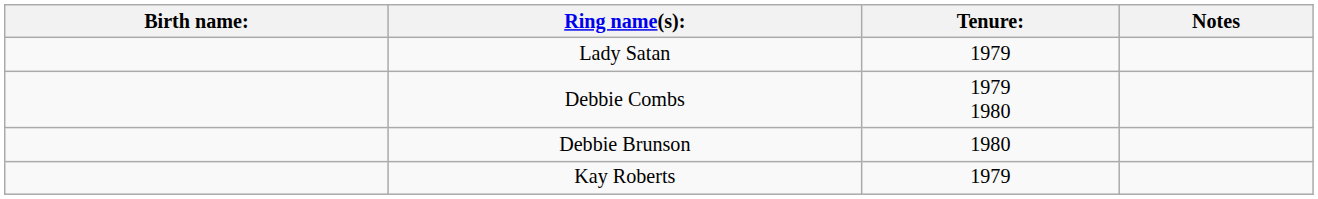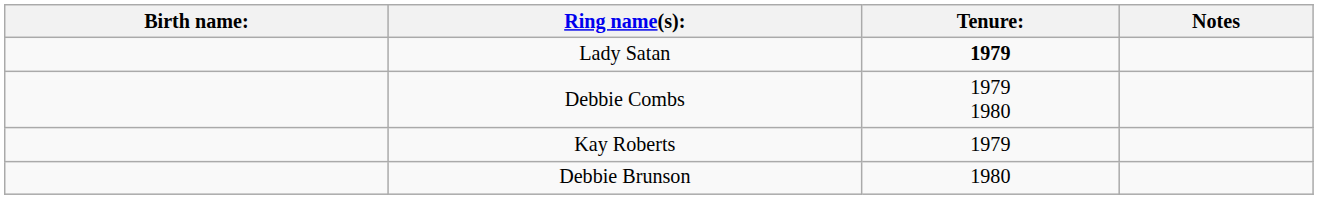(990, 53) normal -> (990, 53) bold
rows swapped: (625, 144) <-> (625, 177)
